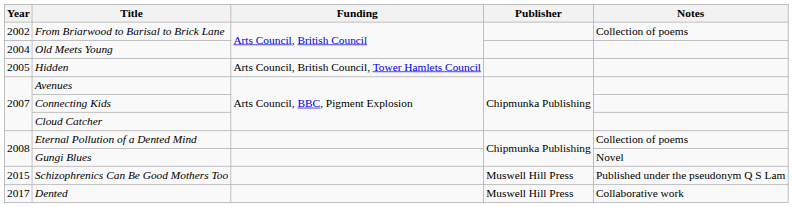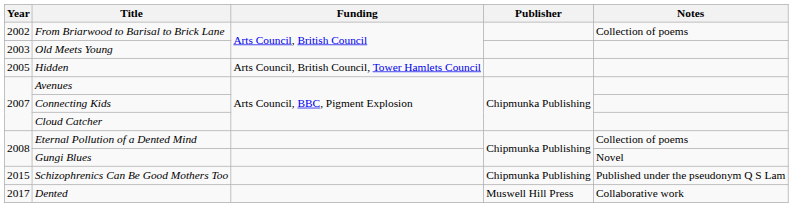(18, 49) 2004 -> (18, 49) 2003
(530, 175) Muswell Hill Press -> (538, 175) Chipmunka Publishing
